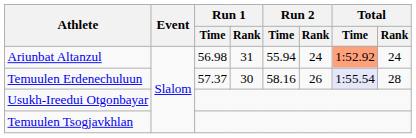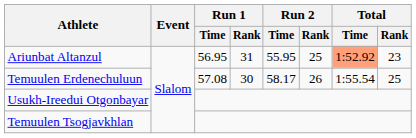(212, 57) 56.98 -> (212, 57) 56.95
(281, 57) 55.94 -> (281, 57) 55.95
(316, 57) 24 -> (316, 57) 25
(394, 57) 24 -> (394, 57) 23
(212, 79) 57.37 -> (212, 79) 57.08
(281, 79) 58.16 -> (281, 79) 58.17
(355, 79) lavender background -> (355, 79) no background
(394, 79) 28 -> (394, 79) 25
